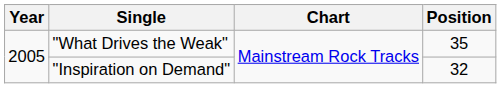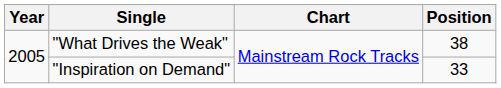(459, 43) 35 -> (459, 43) 38
(459, 69) 32 -> (459, 69) 33
